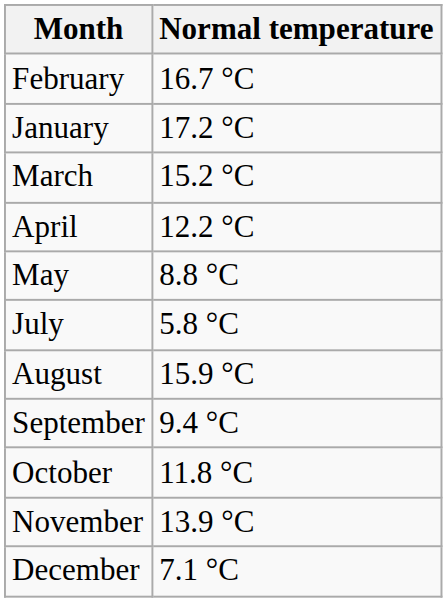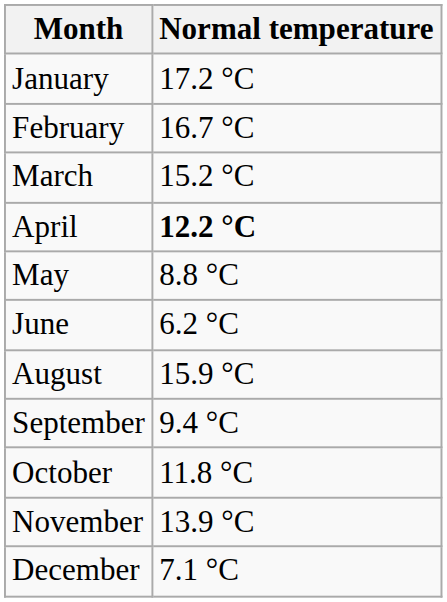rows swapped: (60, 127) <-> (68, 78)
(207, 226) normal -> (208, 226) bold
+ row: (41, 324)
- row: (38, 324)
